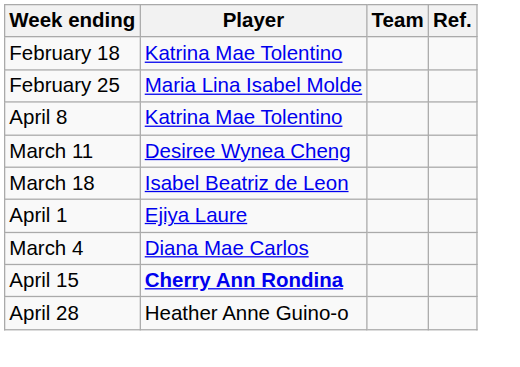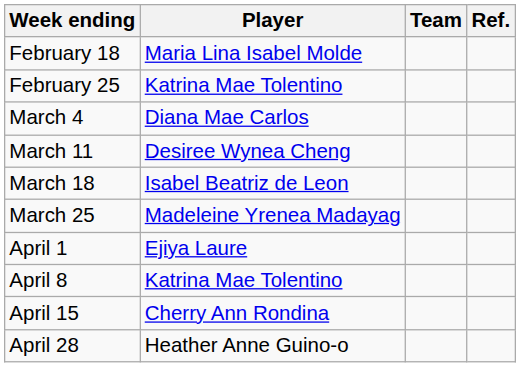(244, 53) Katrina Mae Tolentino -> (253, 53) Maria Lina Isabel Molde
(253, 85) Maria Lina Isabel Molde -> (244, 85) Katrina Mae Tolentino
rows swapped: (46, 248) <-> (38, 118)
+ row: (52, 215)
(244, 280) bold -> (237, 313) normal
